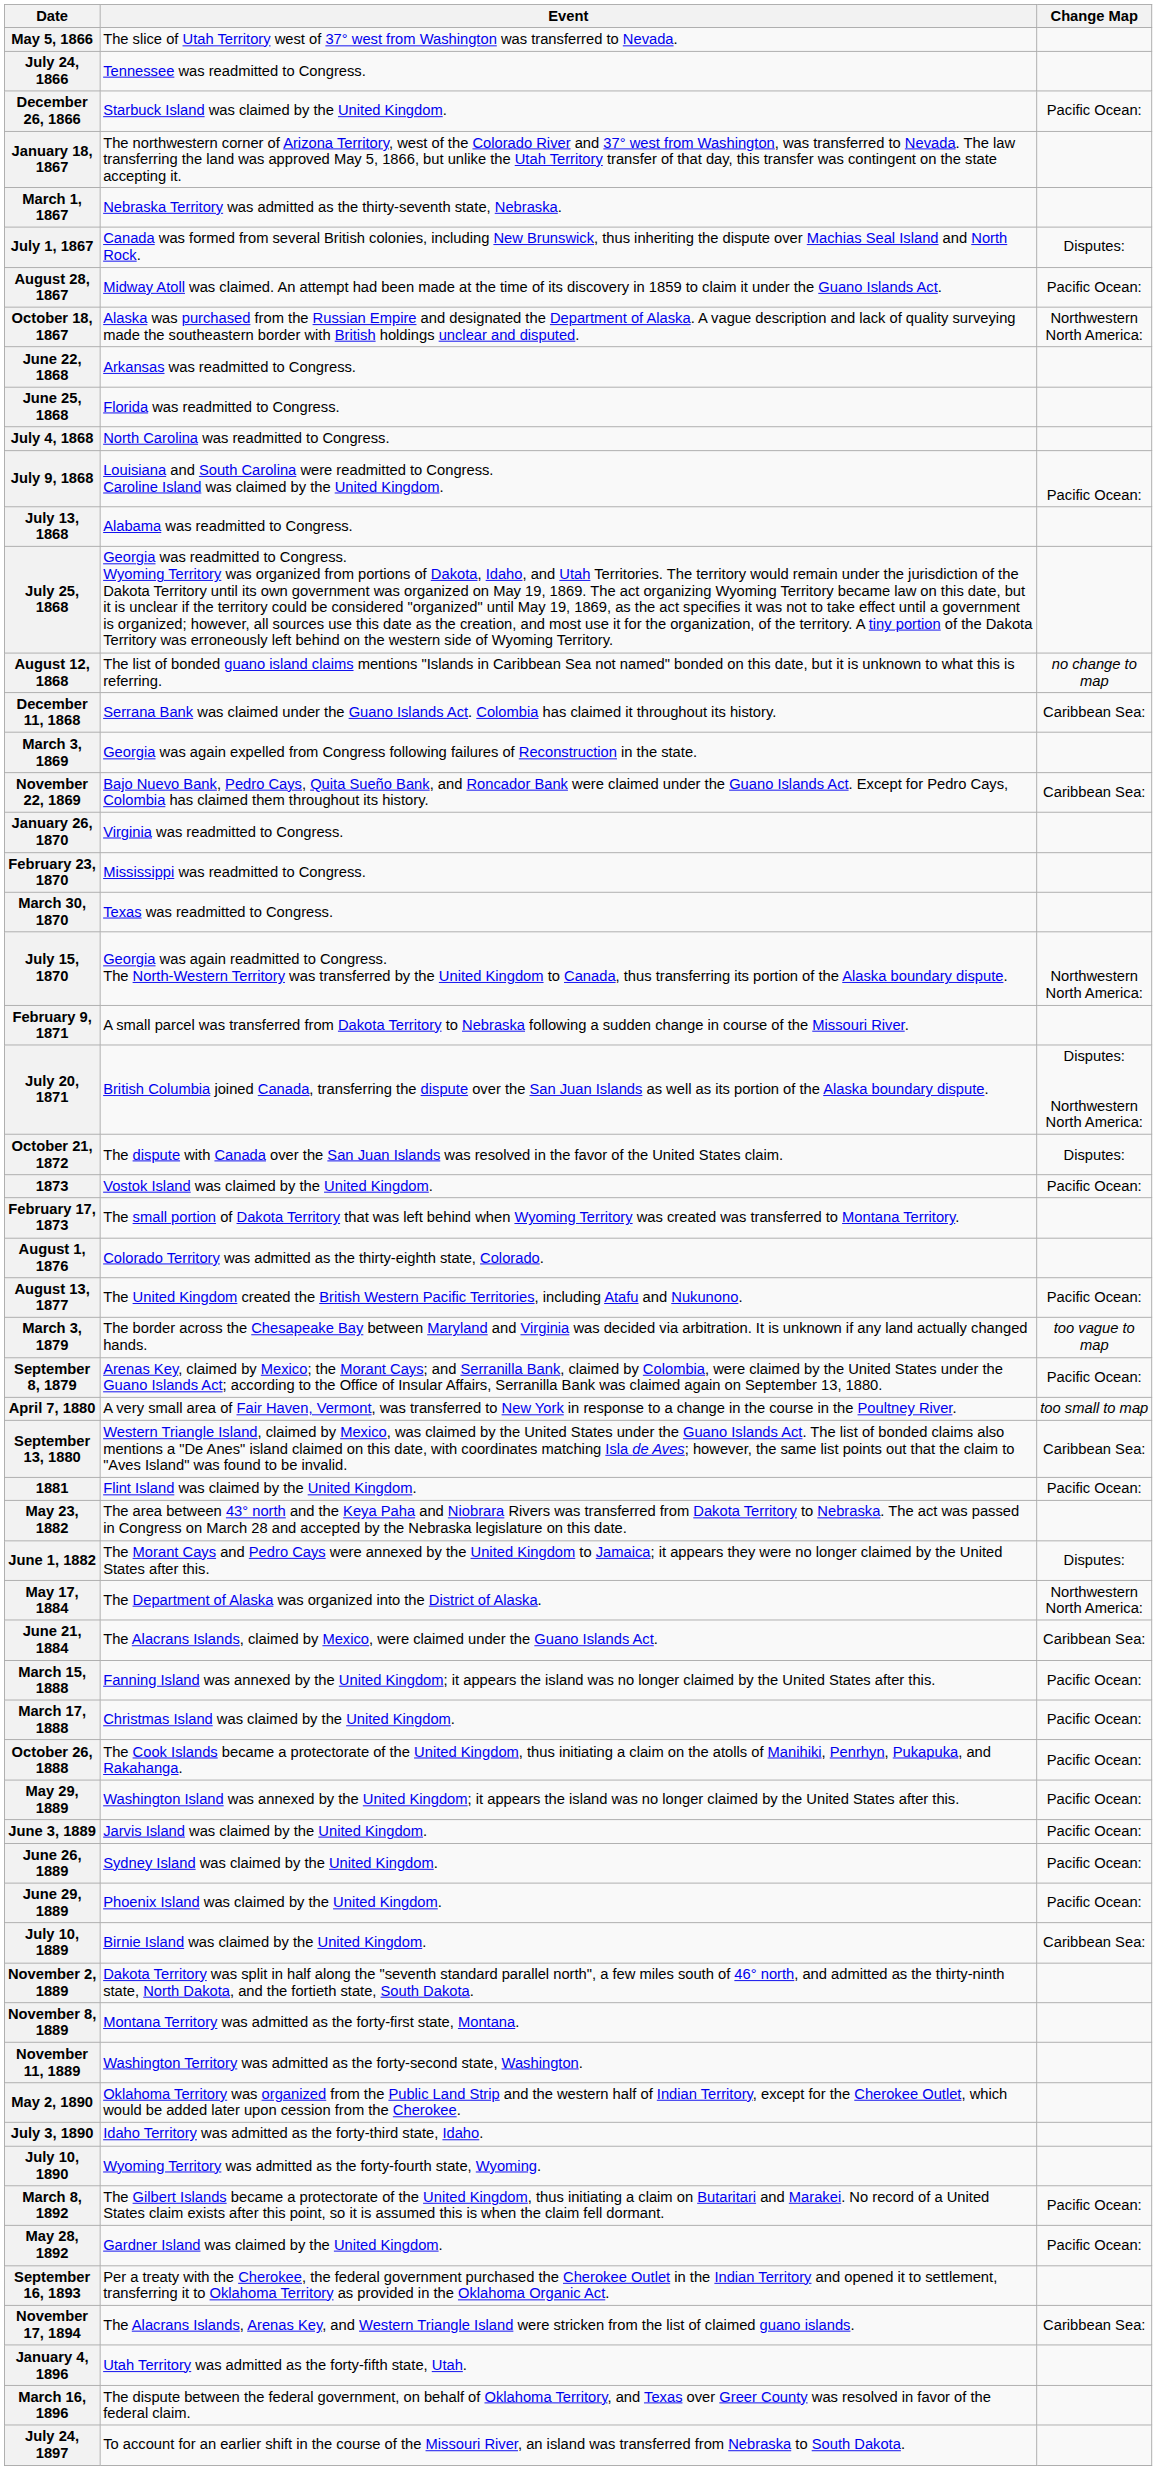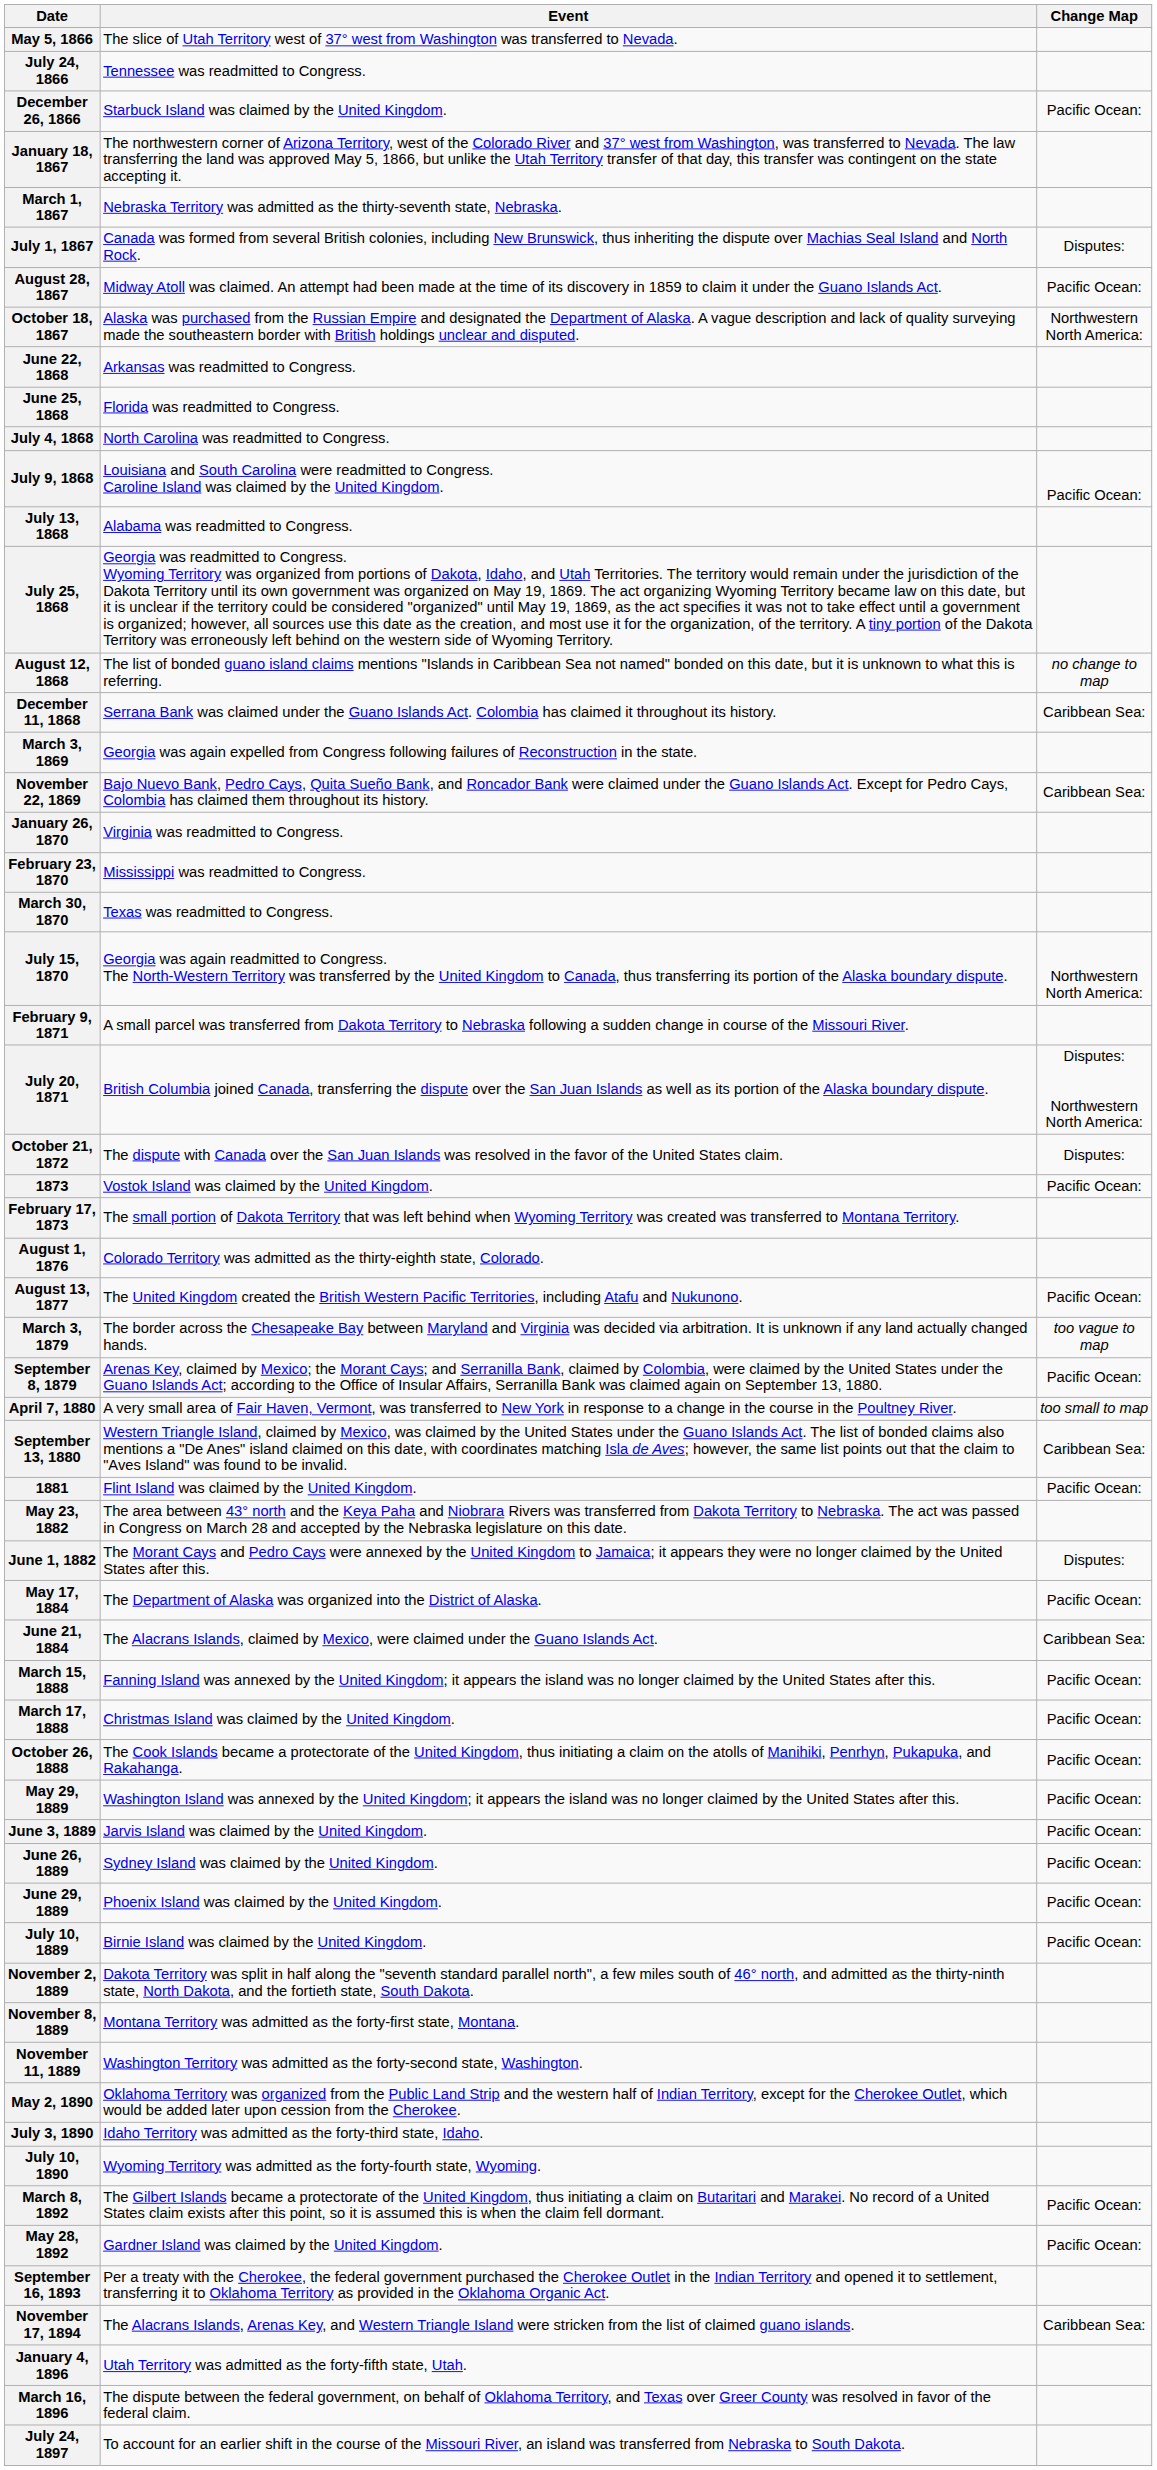(1094, 1600) Northwestern North America: -> (1094, 1600) Pacific Ocean:
(1094, 1942) Caribbean Sea: -> (1094, 1942) Pacific Ocean:
